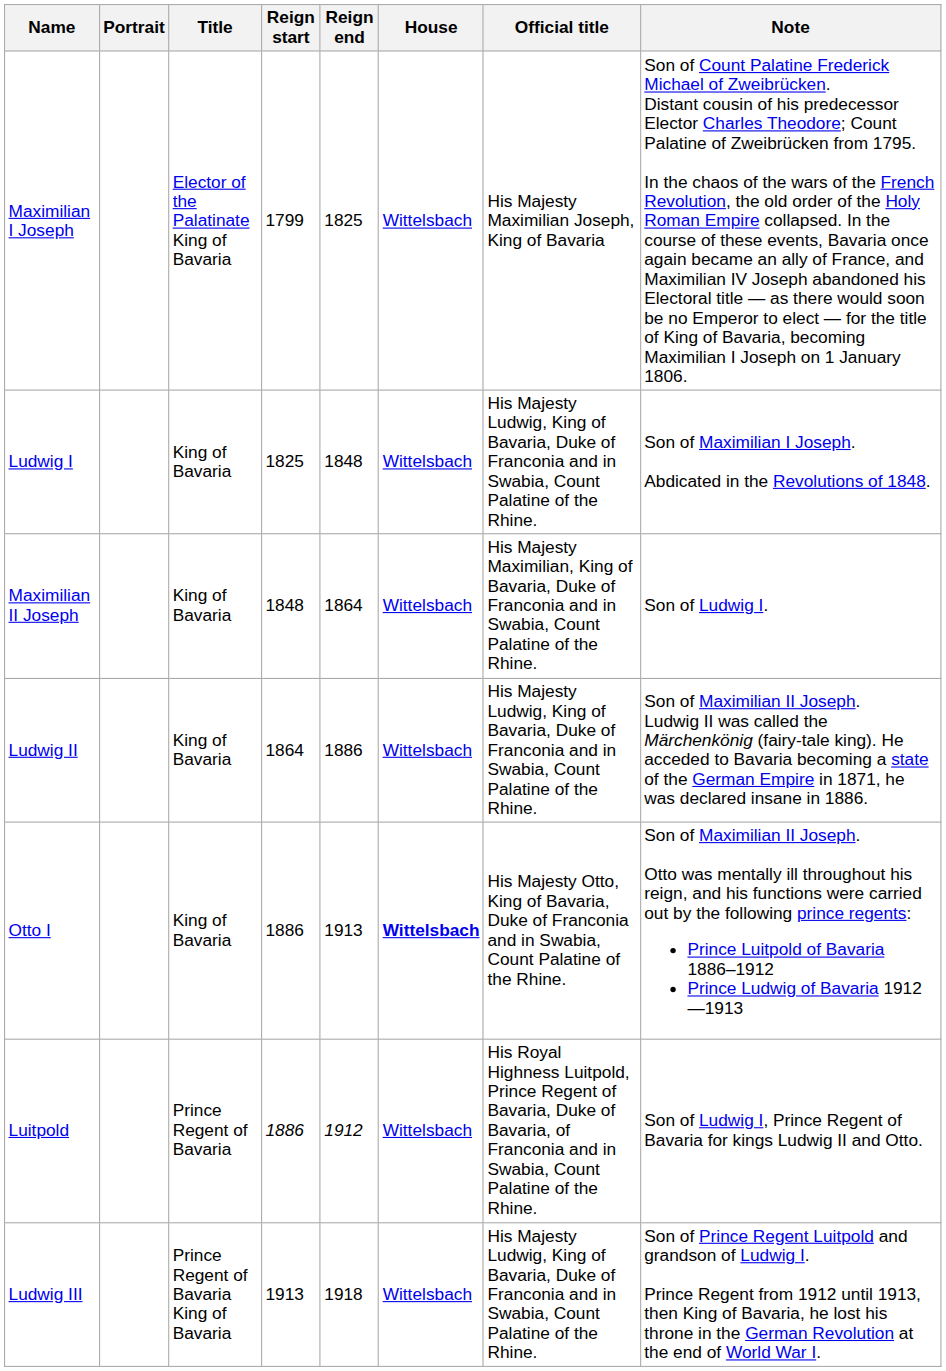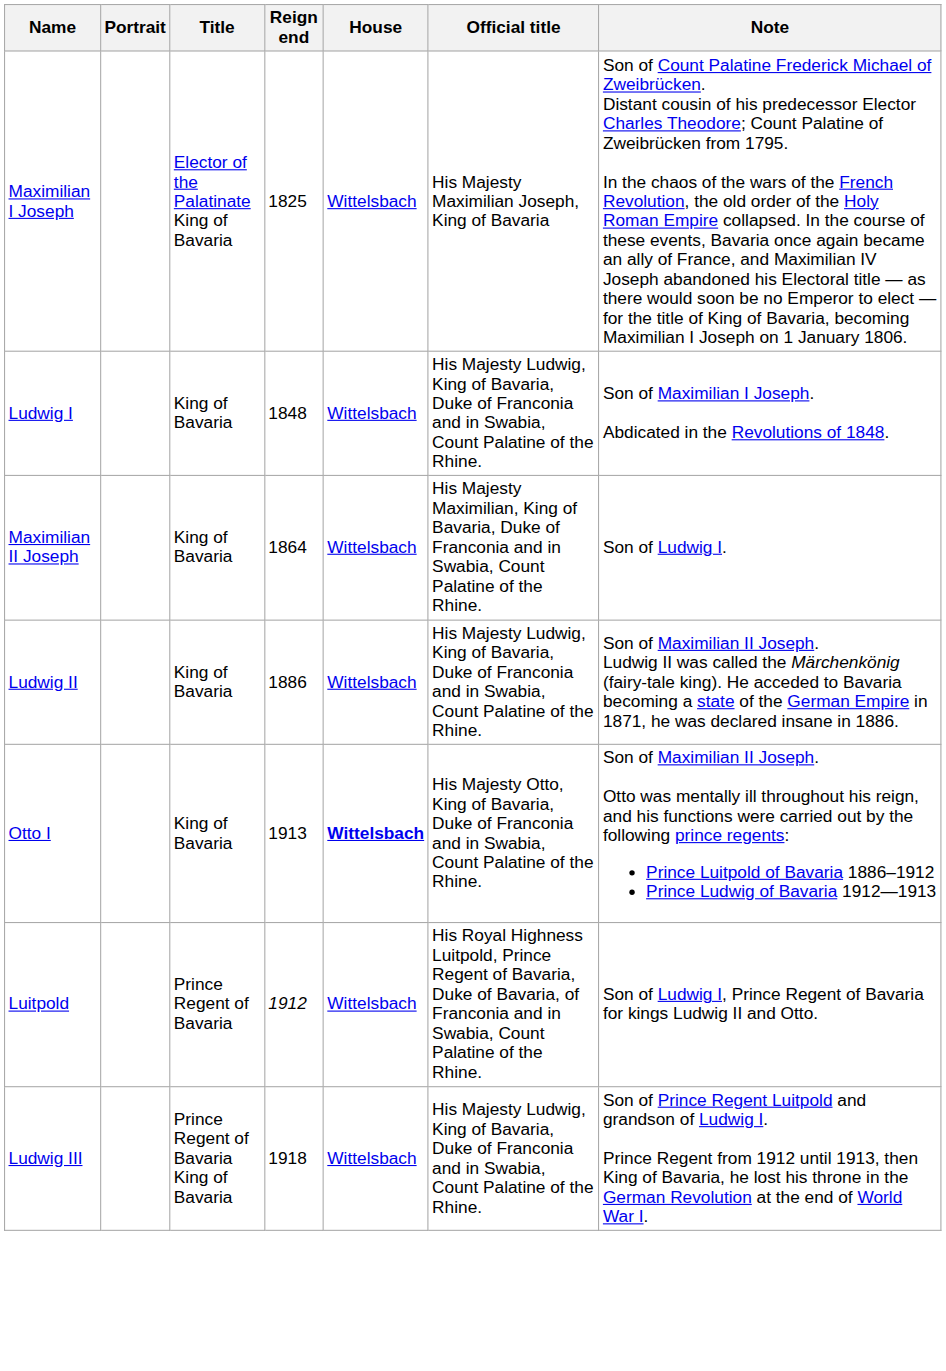- column: (291, 27)
